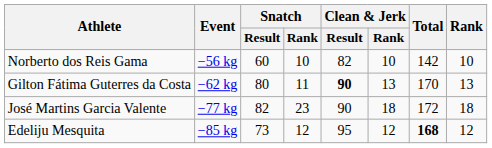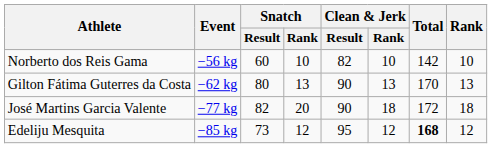(302, 85) 11 -> (302, 85) 13
(345, 85) bold -> (345, 85) normal
(302, 108) 23 -> (302, 108) 20
